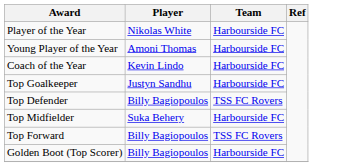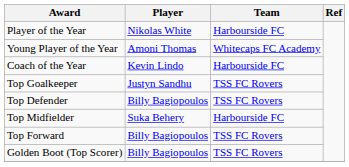(249, 48) Harbourside FC -> (267, 48) Whitecaps FC Academy
(249, 83) Harbourside FC -> (248, 83) TSS FC Rovers
(249, 153) Harbourside FC -> (248, 153) TSS FC Rovers
